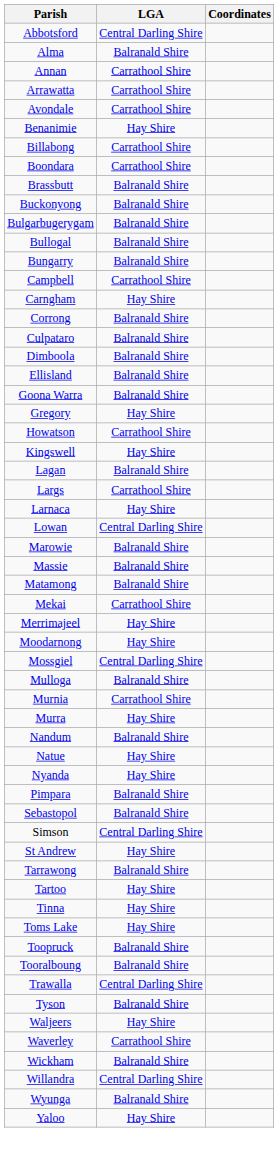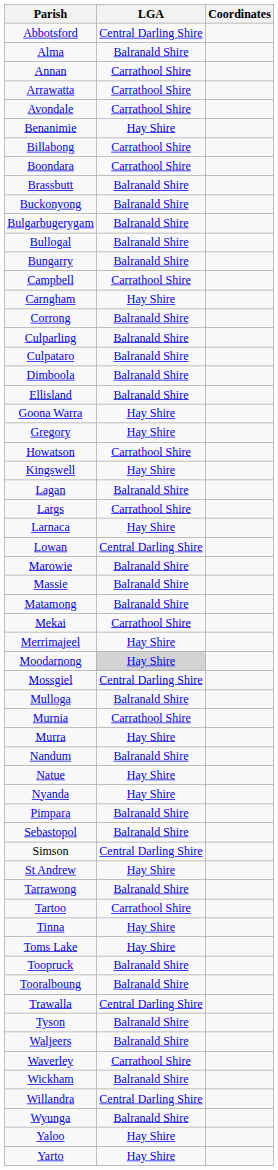+ row: (50, 337)
(151, 394) Balranald Shire -> (151, 413) Hay Shire
(151, 642) no background -> (151, 661) lightgrey background
(151, 889) Hay Shire -> (151, 908) Carrathool Shire
(151, 1022) Hay Shire -> (151, 1041) Balranald Shire
+ row: (50, 1155)
